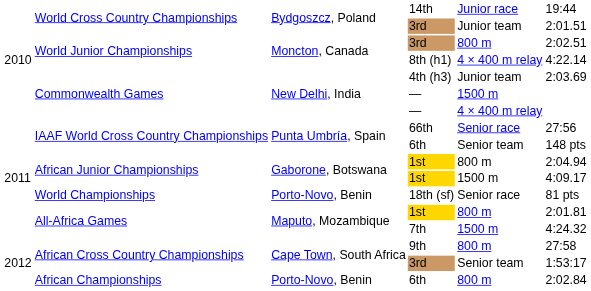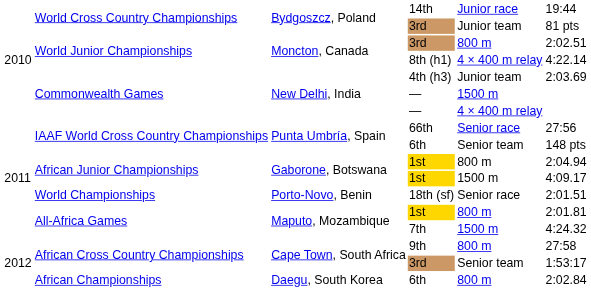(566, 26) 2:01.51 -> (562, 26) 81 pts
(562, 195) 81 pts -> (566, 195) 2:01.51
(321, 280) Porto-Novo, Benin -> (327, 280) Daegu, South Korea
